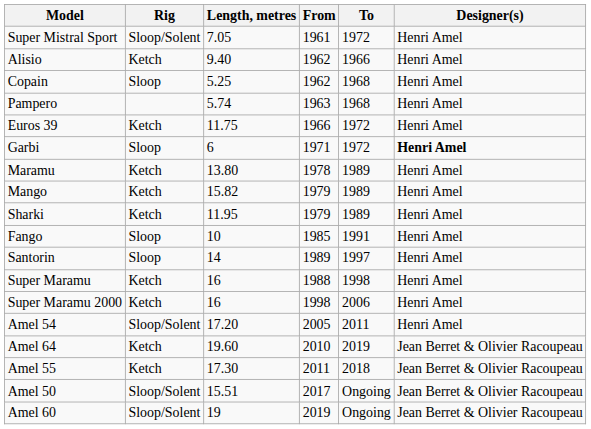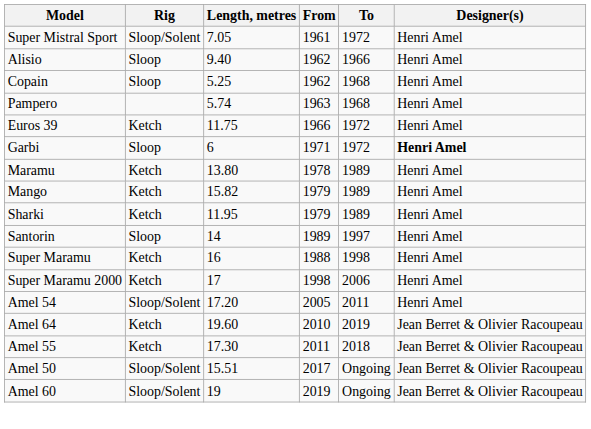(145, 59) Ketch -> (145, 59) Sloop
- row: (25, 236)
(214, 302) 16 -> (214, 280) 17
